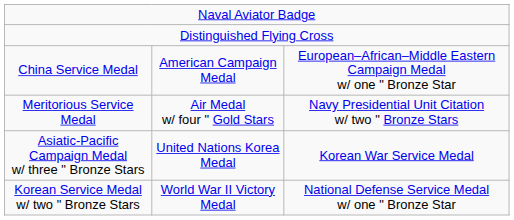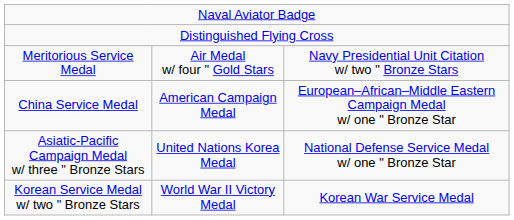rows swapped: (78, 112) <-> (78, 70)
(397, 155) Korean War Service Medal -> (397, 155) National Defense Service Medal w/ one " Bronze Star
(397, 197) National Defense Service Medal w/ one " Bronze Star -> (397, 197) Korean War Service Medal
